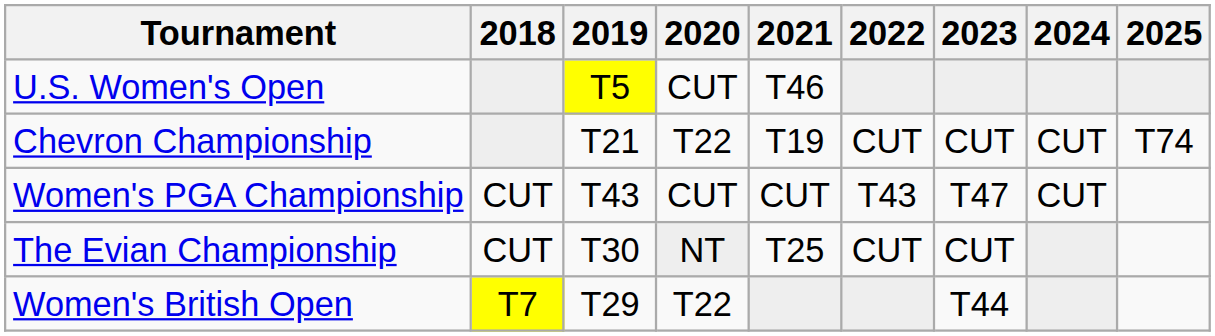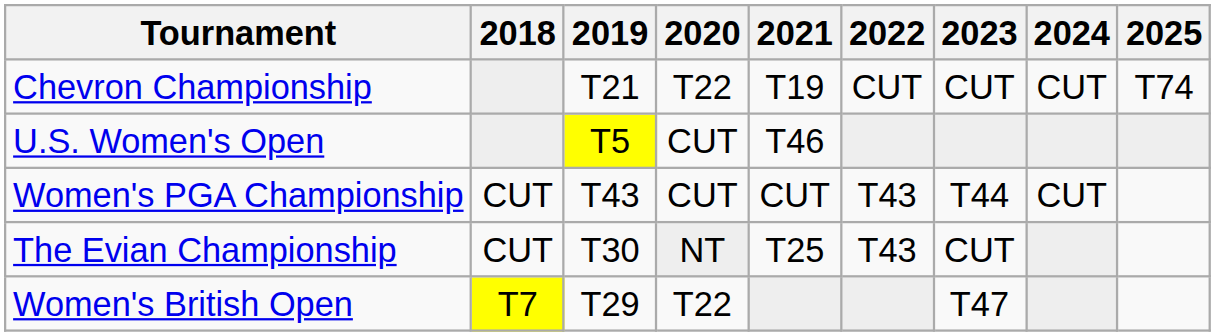rows swapped: (192, 141) <-> (169, 87)
(979, 196) T47 -> (979, 196) T44
(887, 250) CUT -> (887, 250) T43
(979, 304) T44 -> (979, 304) T47
